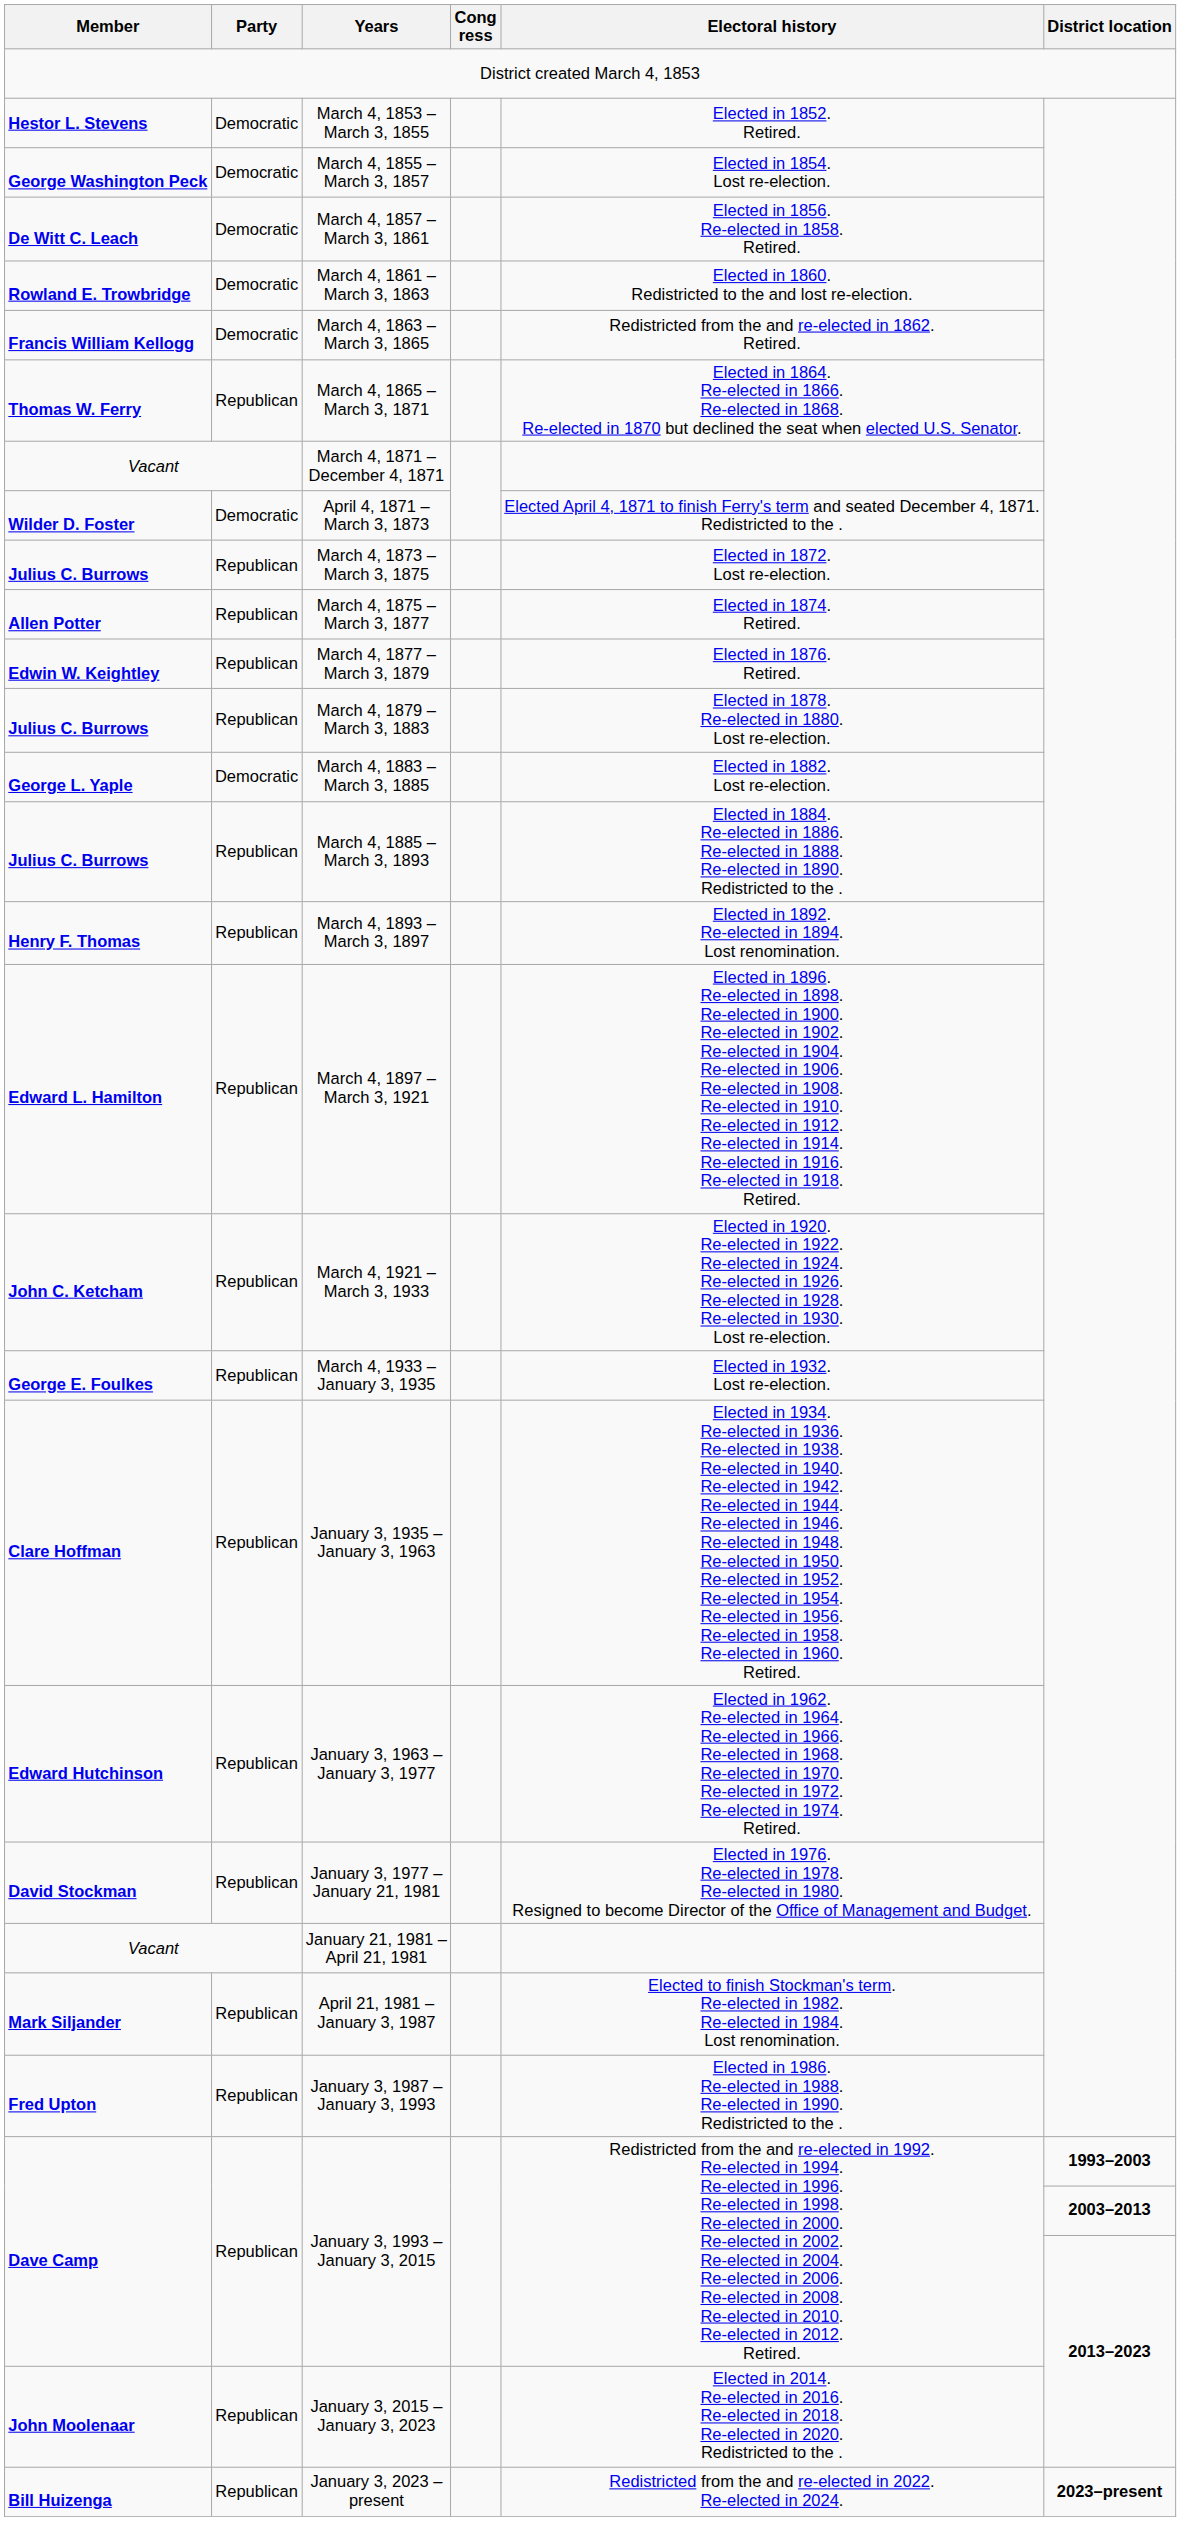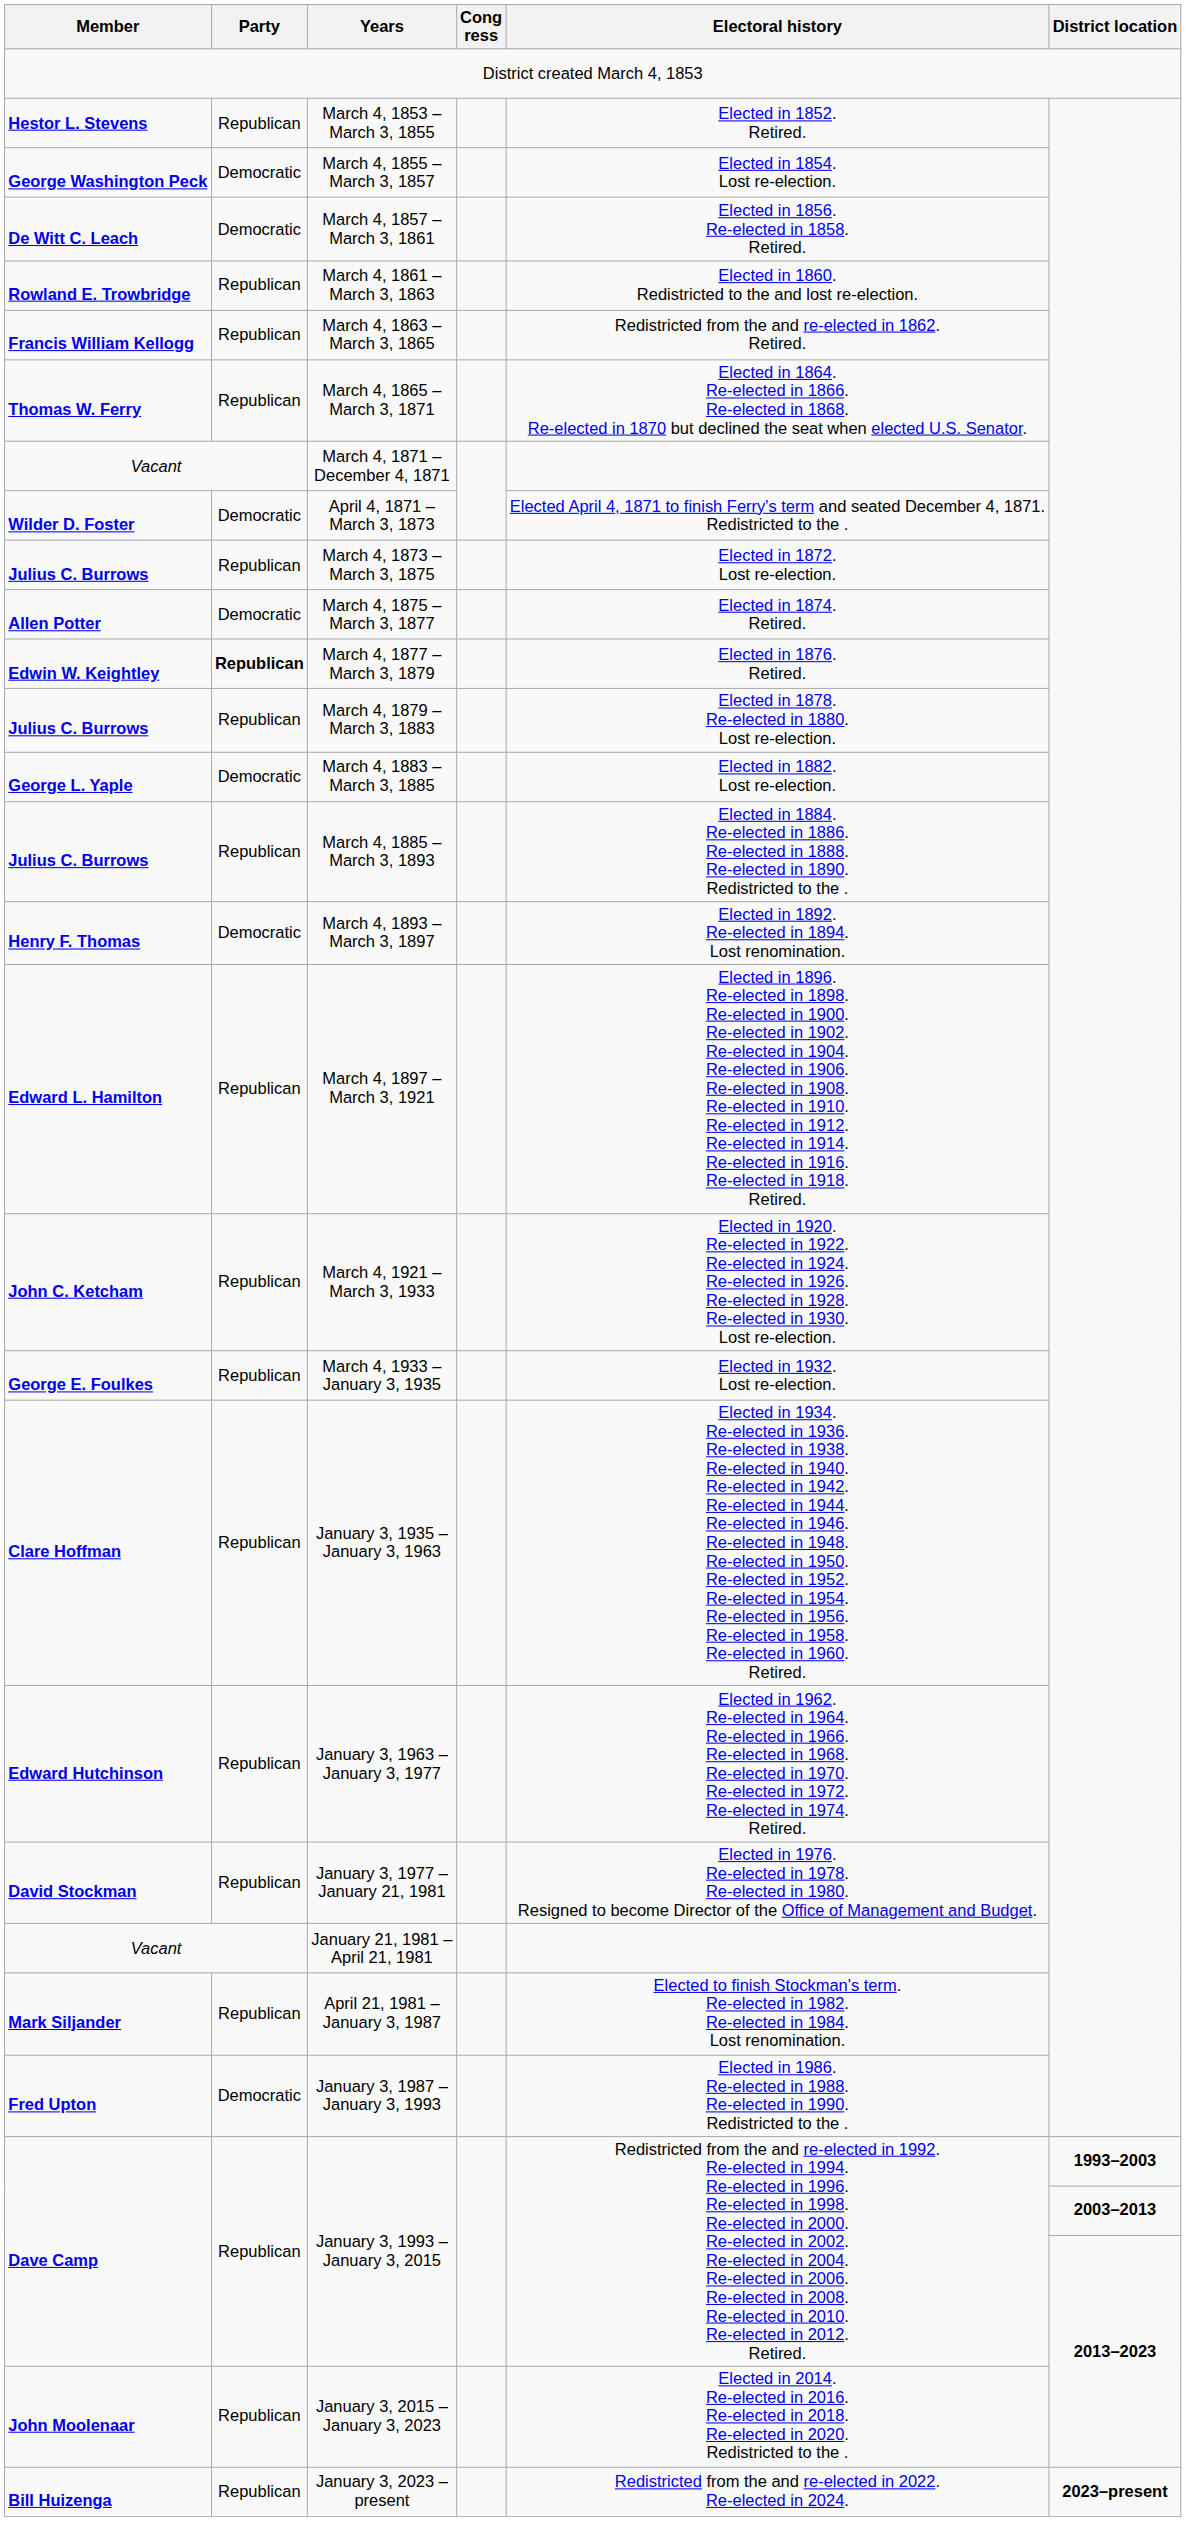(257, 123) Democratic -> (259, 123) Republican
(257, 285) Democratic -> (259, 285) Republican
(257, 334) Democratic -> (259, 334) Republican
(257, 614) Republican -> (259, 614) Democratic
(257, 663) normal -> (259, 663) bold
(257, 933) Republican -> (259, 933) Democratic
(257, 2095) Republican -> (259, 2095) Democratic
